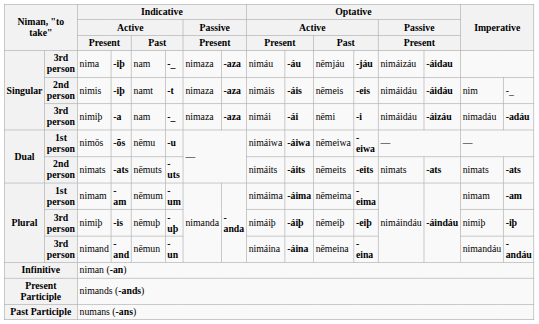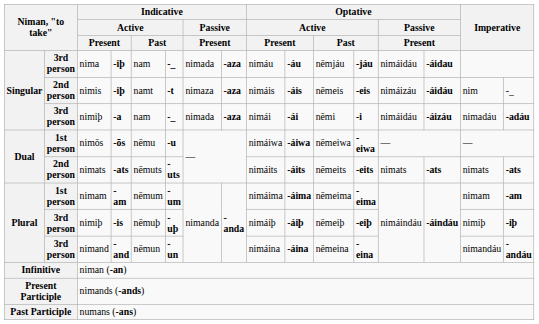(200, 64) nimaza -> (200, 64) nimada
(398, 64) nimáizáu -> (399, 64) nimáidáu
(399, 90) nimáidáu -> (398, 90) nimáizáu
(200, 117) nimaza -> (200, 117) nimada
